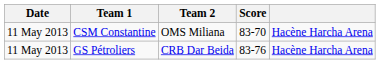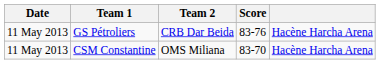rows swapped: (114, 31) <-> (104, 50)
